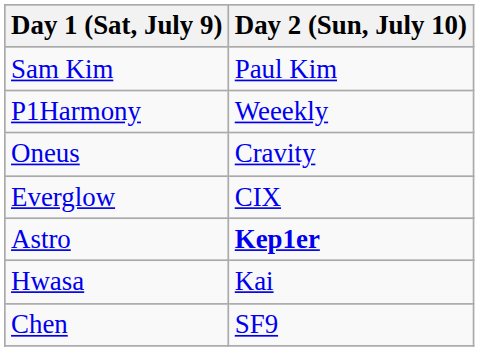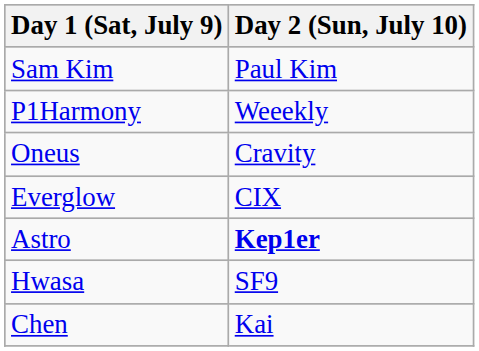(254, 281) Kai -> (256, 281) SF9
(256, 324) SF9 -> (254, 324) Kai
